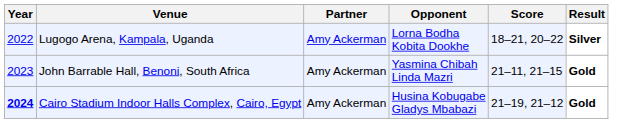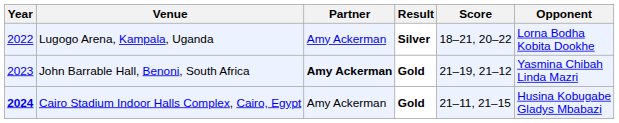columns swapped: (439, 14) <-> (587, 14)
(347, 71) normal -> (350, 71) bold
(527, 71) 21–11, 21–15 -> (476, 71) 21–19, 21–12
(527, 103) 21–19, 21–12 -> (475, 103) 21–11, 21–15
